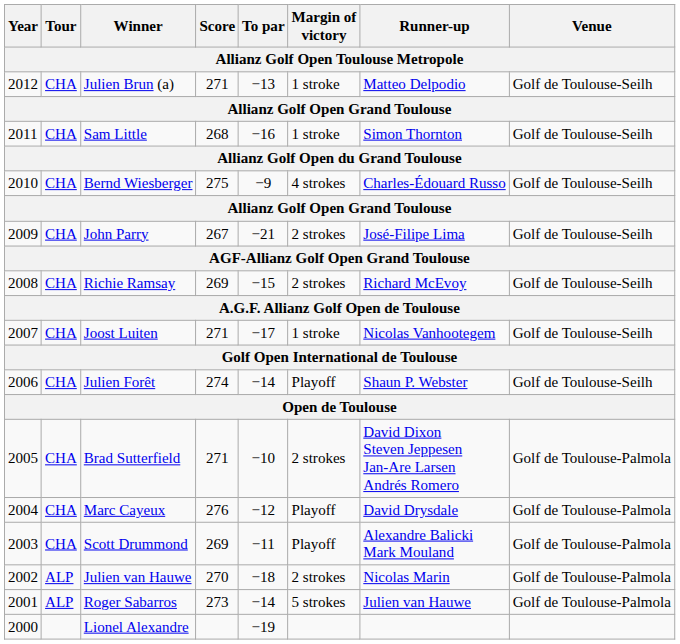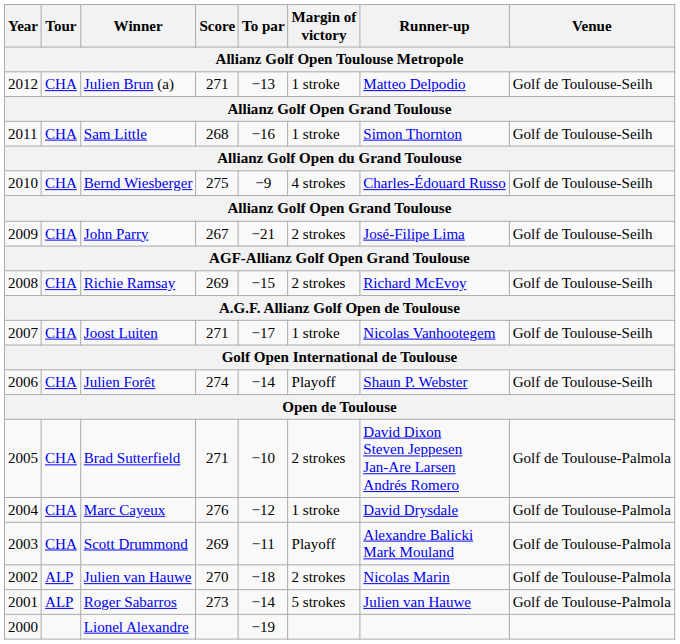(314, 510) Playoff -> (316, 510) 1 stroke
